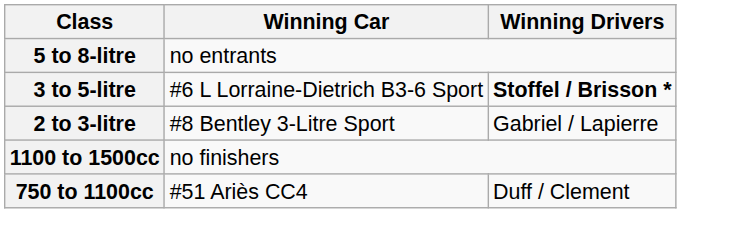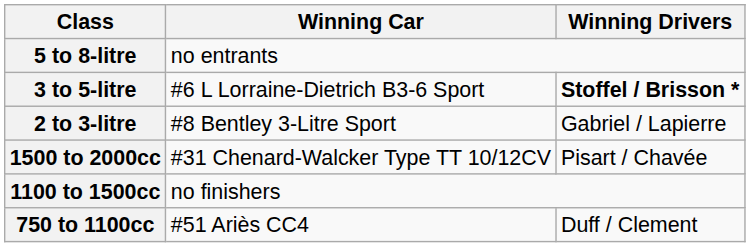+ row: (85, 158)
